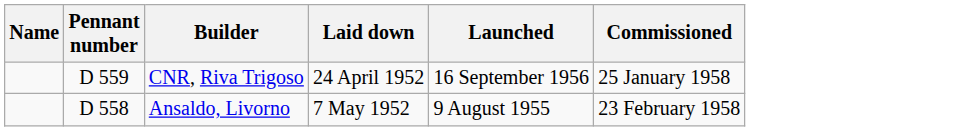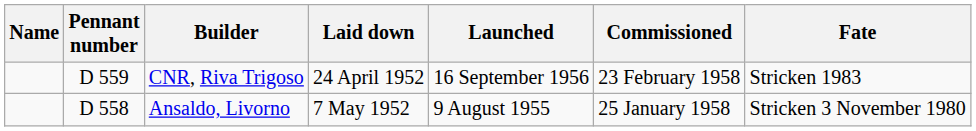+ column: (858, 33)
(664, 77) 25 January 1958 -> (669, 77) 23 February 1958
(669, 109) 23 February 1958 -> (664, 109) 25 January 1958
